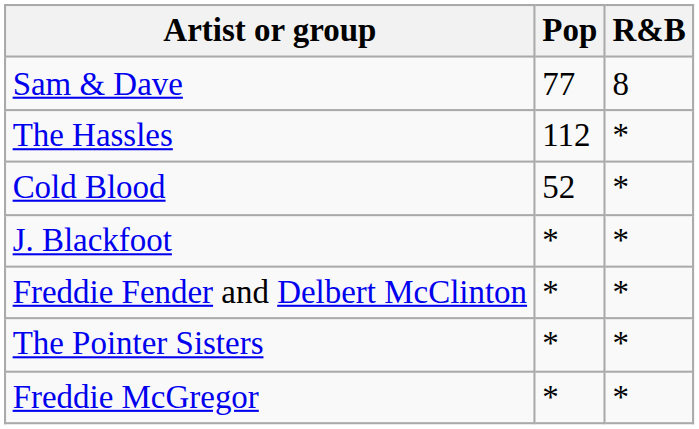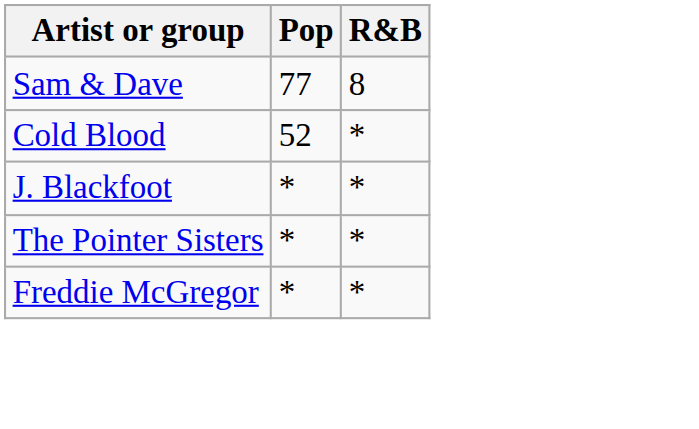- row: (93, 135)
- row: (270, 291)
